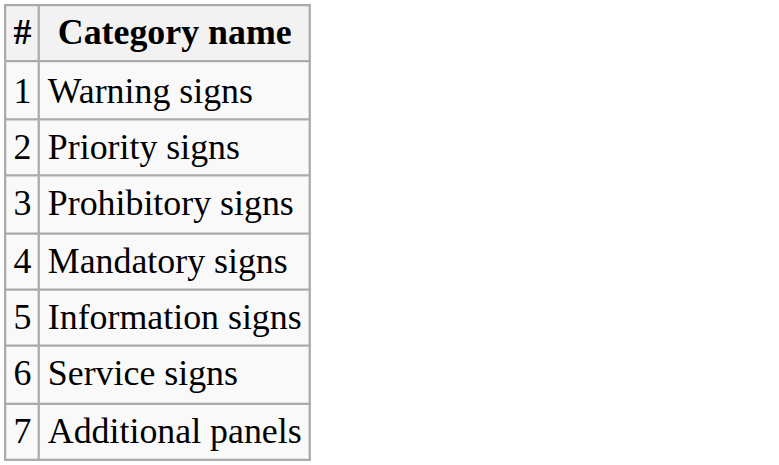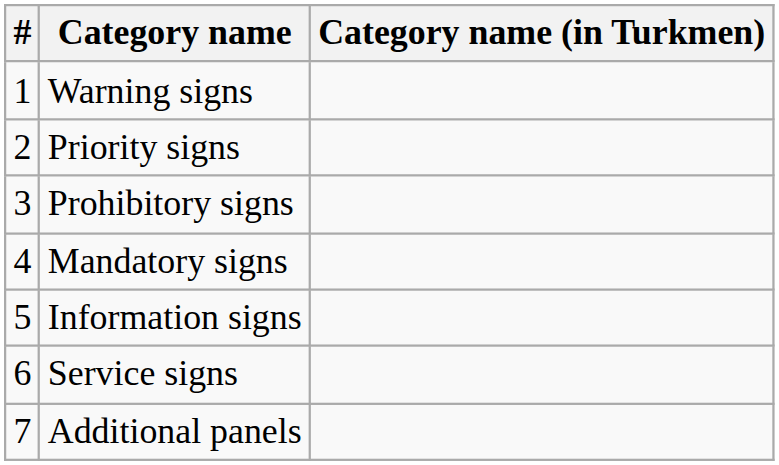+ column: (542, 32)
